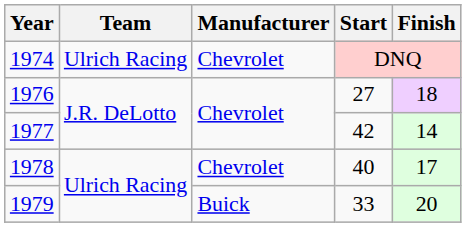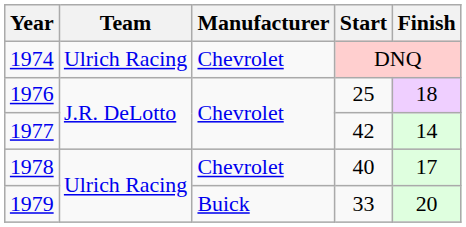(363, 95) 27 -> (363, 95) 25
